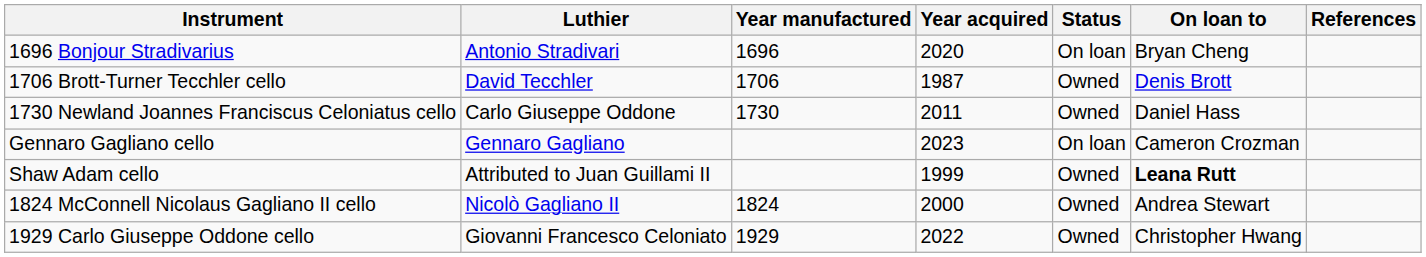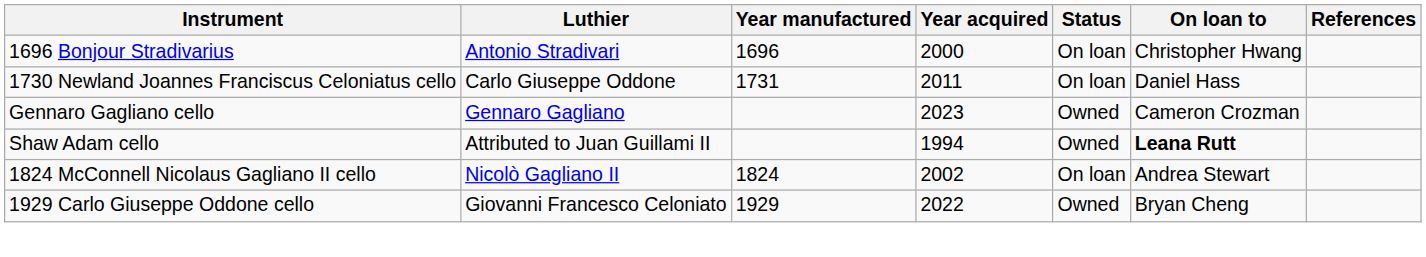(942, 50) 2020 -> (942, 50) 2000
(1192, 50) Bryan Cheng -> (1218, 50) Christopher Hwang
- row: (147, 81)
(757, 112) 1730 -> (757, 81) 1731
(1088, 112) Owned -> (1092, 81) On loan
(1092, 143) On loan -> (1088, 112) Owned
(942, 174) 1999 -> (942, 143) 1994
(942, 205) 2000 -> (942, 174) 2002
(1088, 205) Owned -> (1092, 174) On loan
(1218, 236) Christopher Hwang -> (1192, 205) Bryan Cheng
